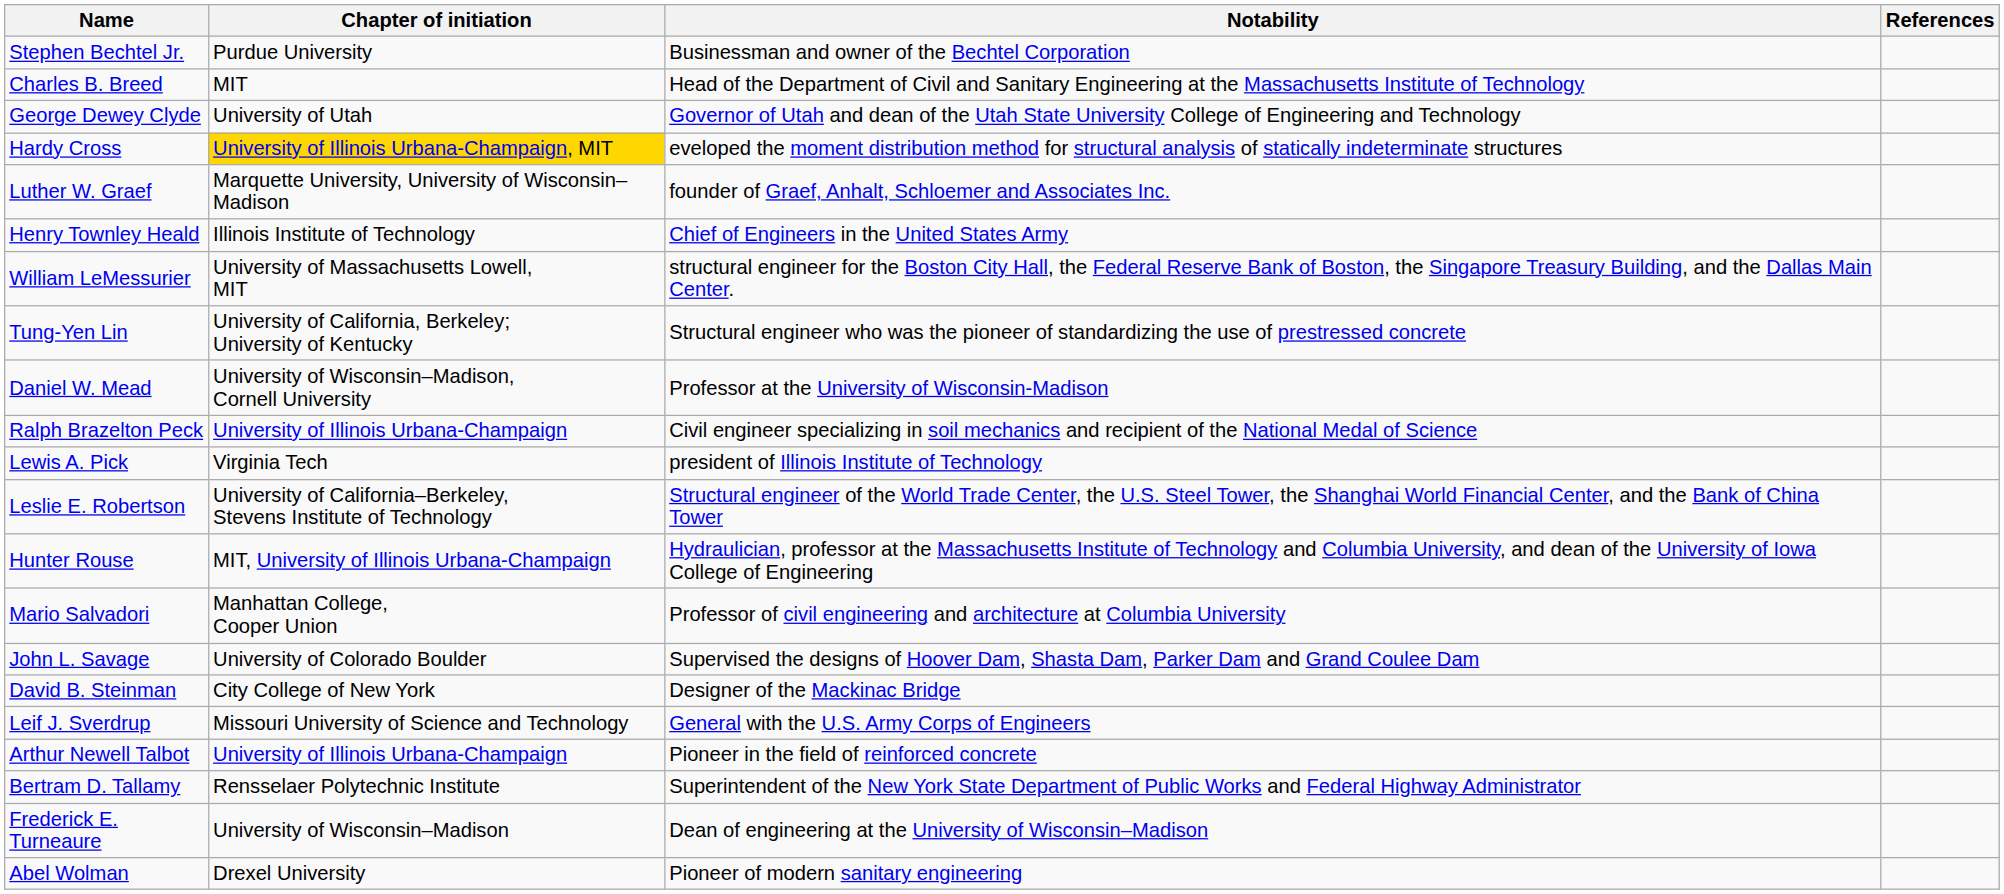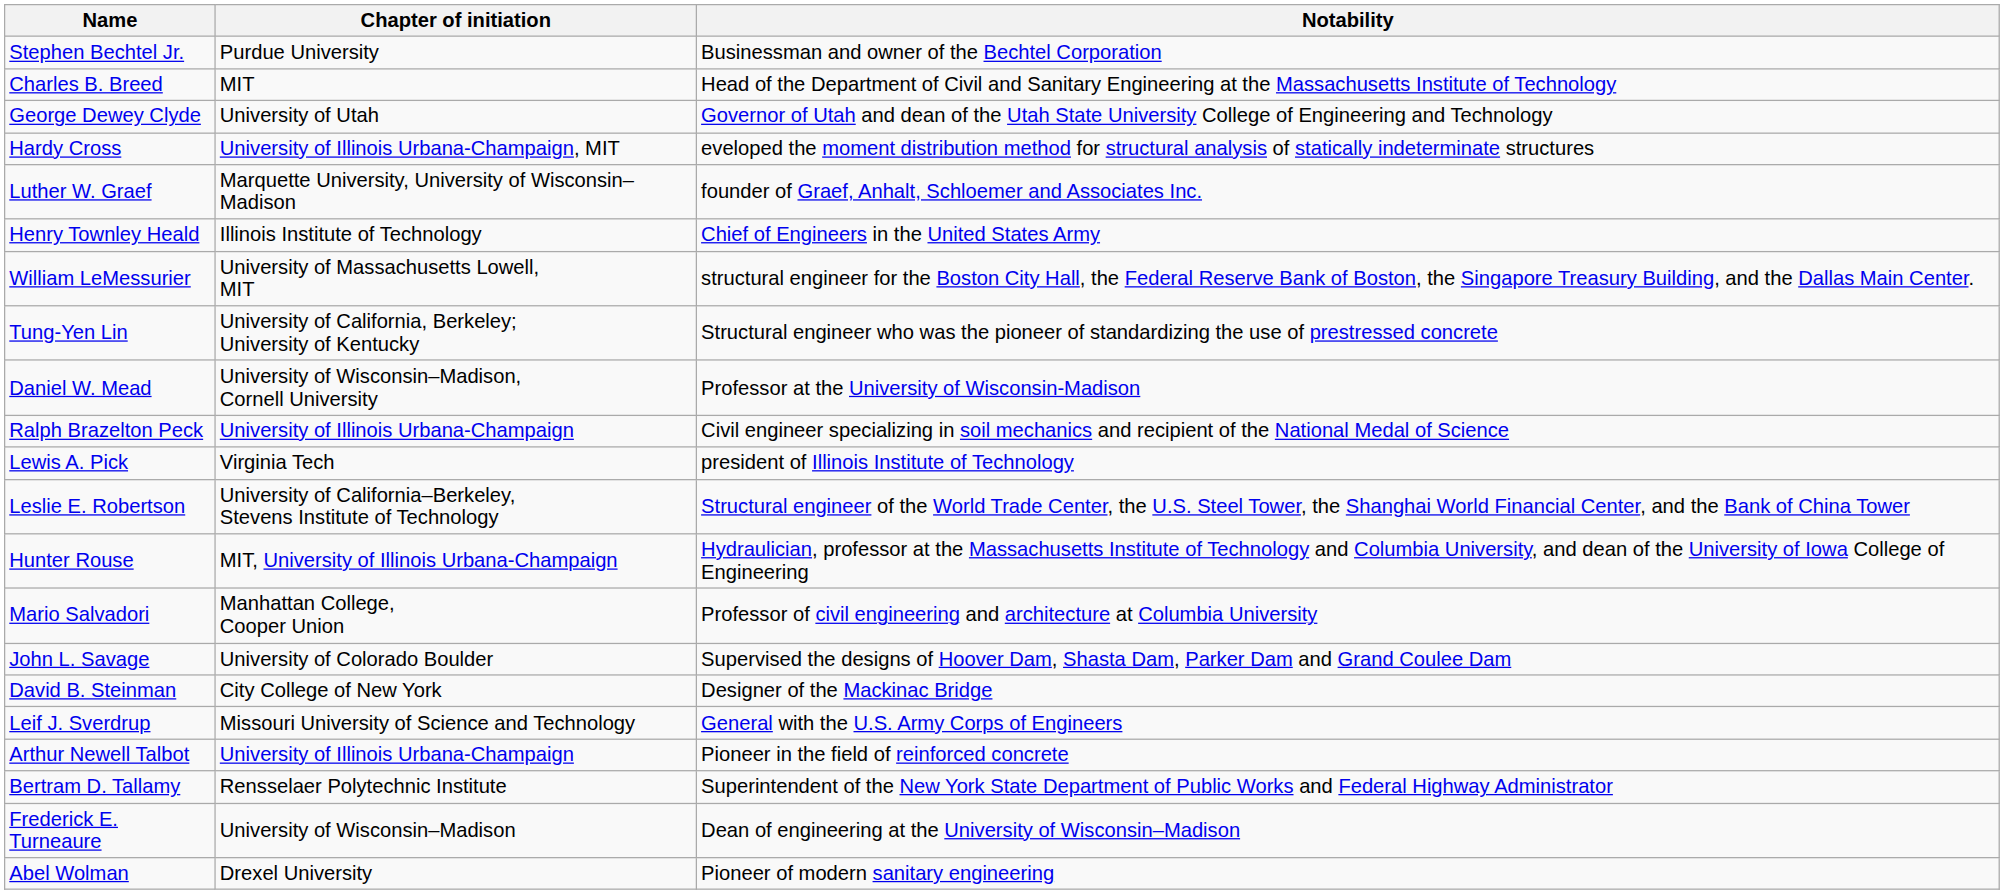- column: (1940, 20)
(413, 148) gold background -> (420, 148) no background
